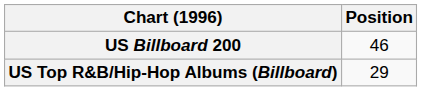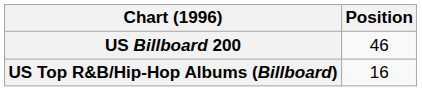(379, 72) 29 -> (379, 72) 16
